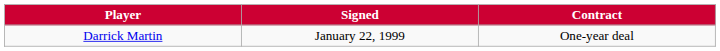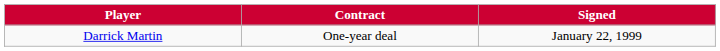columns swapped: (360, 14) <-> (597, 14)
